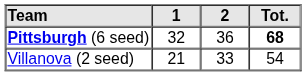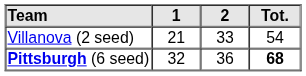rows swapped: (78, 37) <-> (71, 59)
